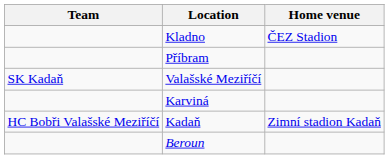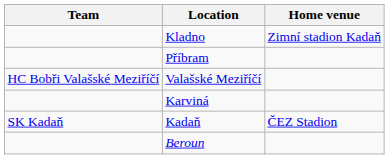(302, 36) ČEZ Stadion -> (324, 36) Zimní stadion Kadaň
(35, 79) SK Kadaň -> (83, 79) HC Bobři Valašské Meziříčí
(83, 121) HC Bobři Valašské Meziříčí -> (35, 121) SK Kadaň
(324, 121) Zimní stadion Kadaň -> (302, 121) ČEZ Stadion
